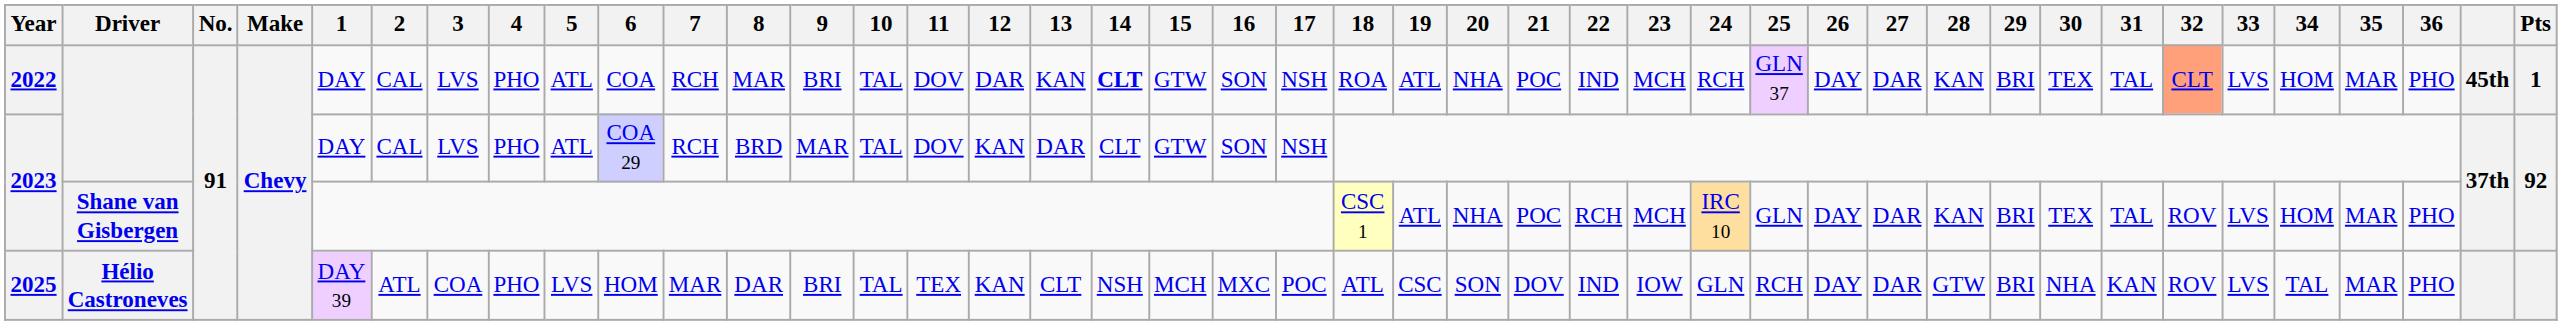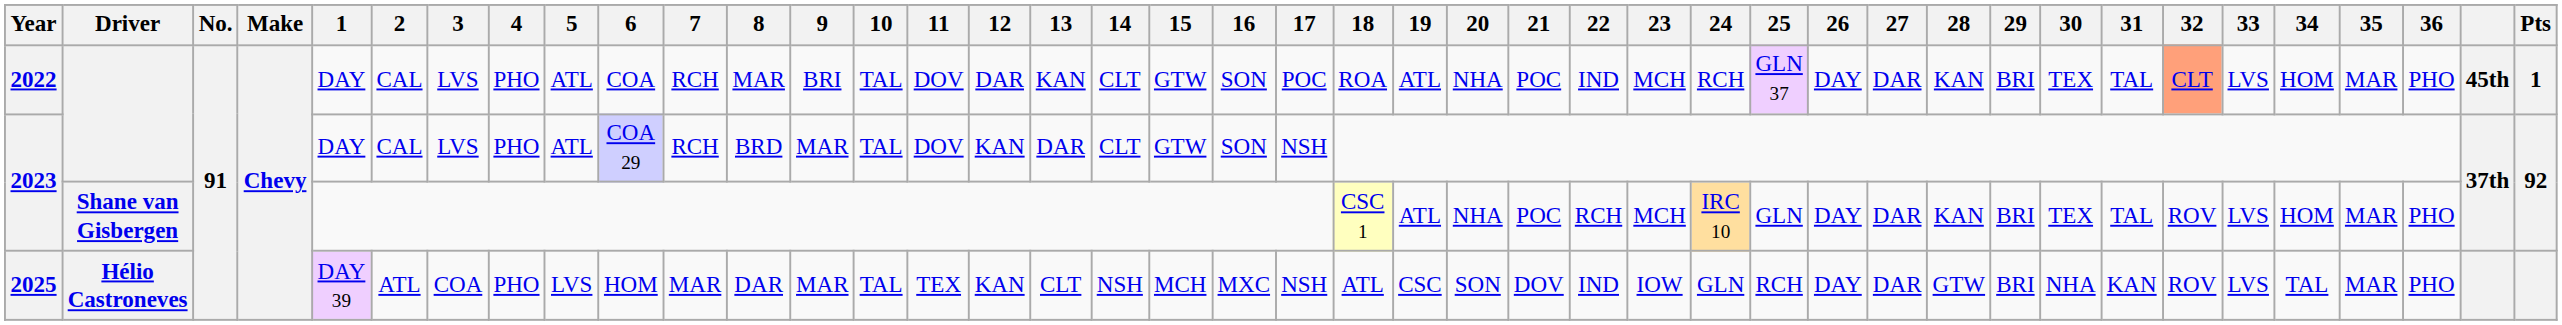(1120, 78) bold -> (1120, 78) normal
(1304, 78) NSH -> (1304, 78) POC
(822, 284) BRI -> (822, 284) MAR
(1304, 284) POC -> (1304, 284) NSH
